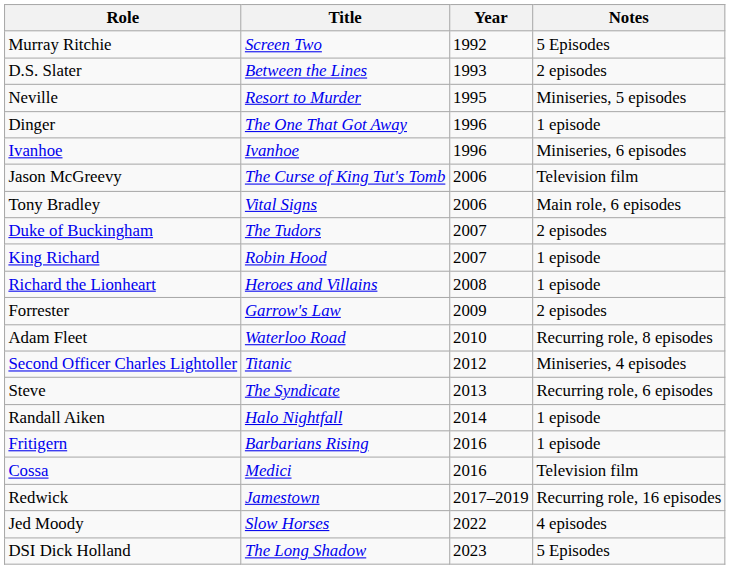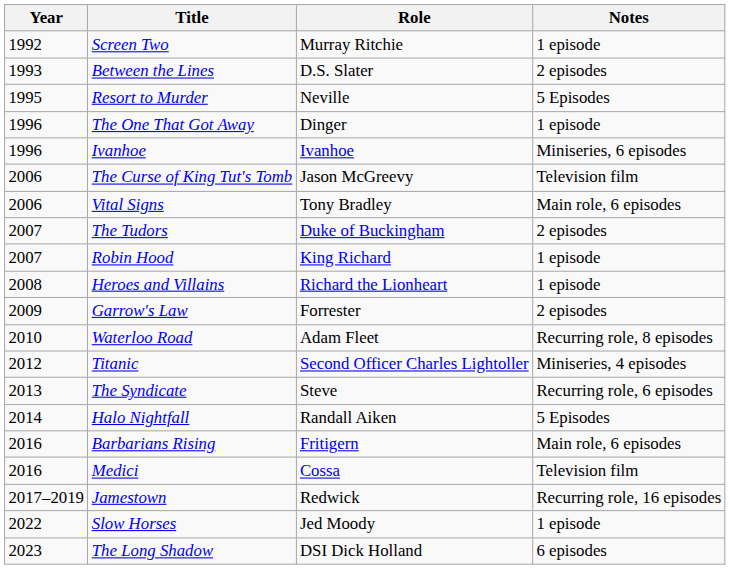columns swapped: (491, 17) <-> (123, 17)
(573, 44) 5 Episodes -> (568, 44) 1 episode
(611, 97) Miniseries, 5 episodes -> (573, 97) 5 Episodes
(568, 417) 1 episode -> (573, 417) 5 Episodes
(568, 444) 1 episode -> (609, 444) Main role, 6 episodes
(572, 524) 4 episodes -> (568, 524) 1 episode
(573, 550) 5 Episodes -> (572, 550) 6 episodes
